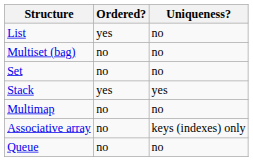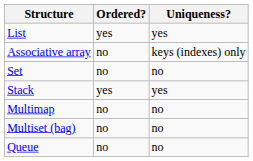(158, 33) no -> (160, 33) yes
rows swapped: (49, 128) <-> (41, 52)
